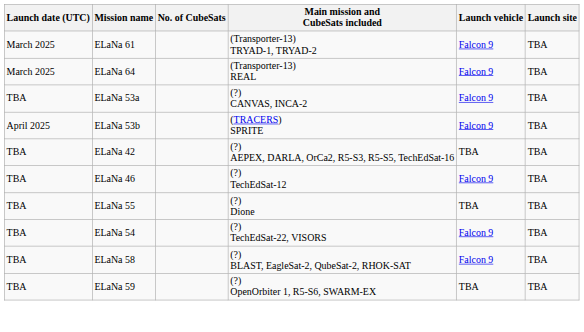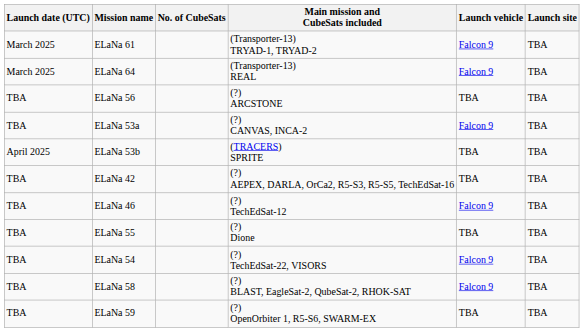+ row: (115, 98)
(476, 125) Falcon 9 -> (469, 152) TBA
